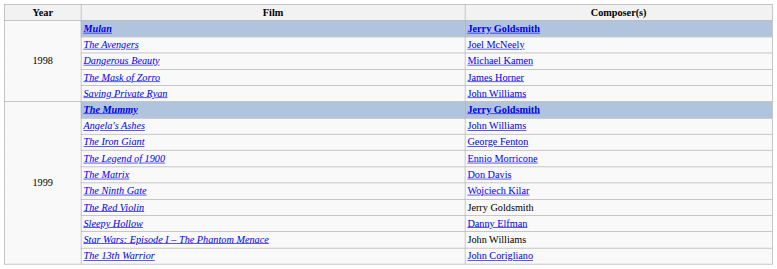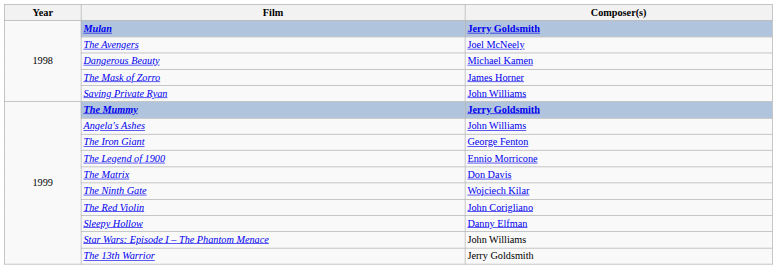(501, 207) Jerry Goldsmith -> (500, 207) John Corigliano
(500, 256) John Corigliano -> (501, 256) Jerry Goldsmith
